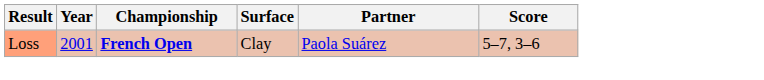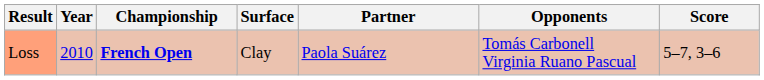+ column: (569, 17)
(77, 43) 2001 -> (77, 52) 2010
